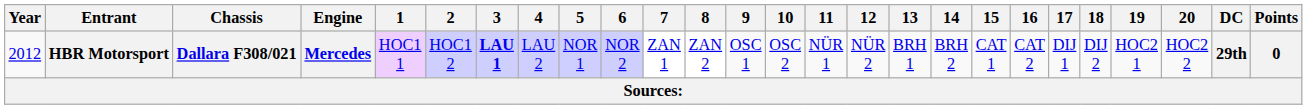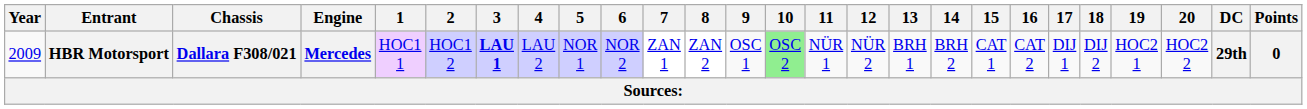(25, 54) 2012 -> (25, 54) 2009
(785, 54) no background -> (785, 54) lightgreen background
